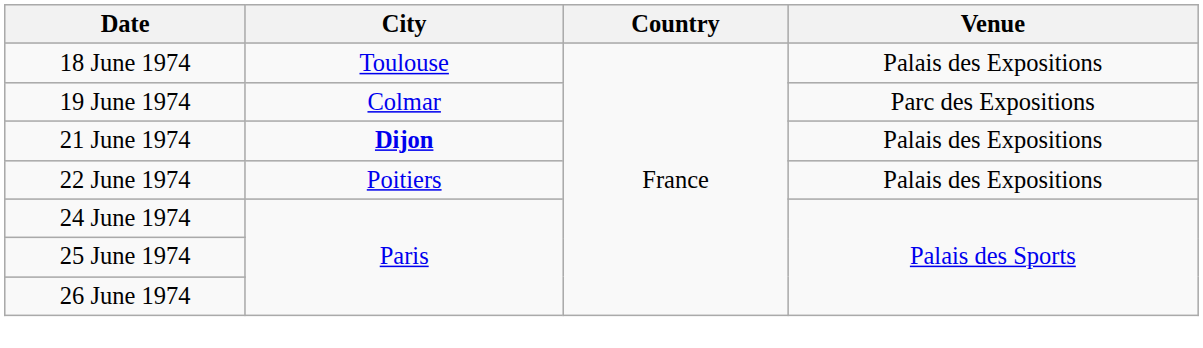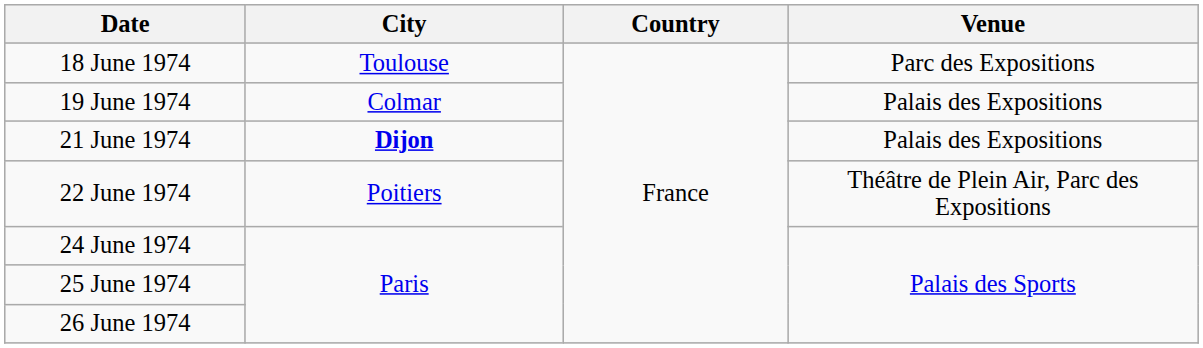(993, 62) Palais des Expositions -> (993, 62) Parc des Expositions
(993, 101) Parc des Expositions -> (993, 101) Palais des Expositions
(993, 179) Palais des Expositions -> (993, 192) Théâtre de Plein Air, Parc des Expositions
